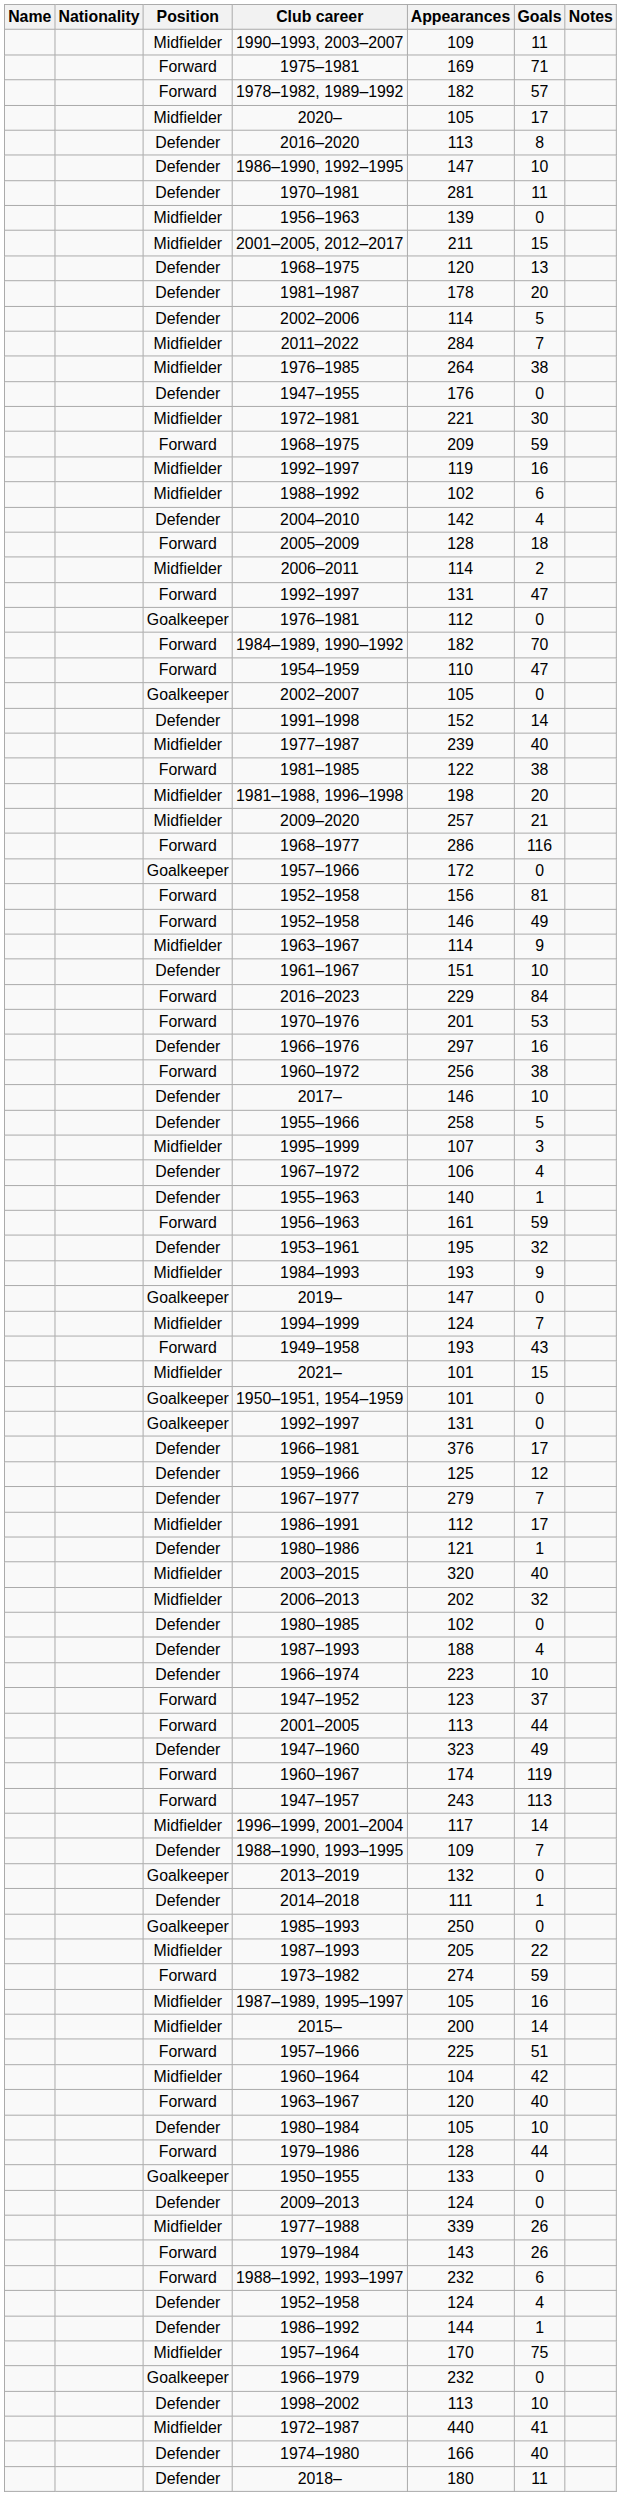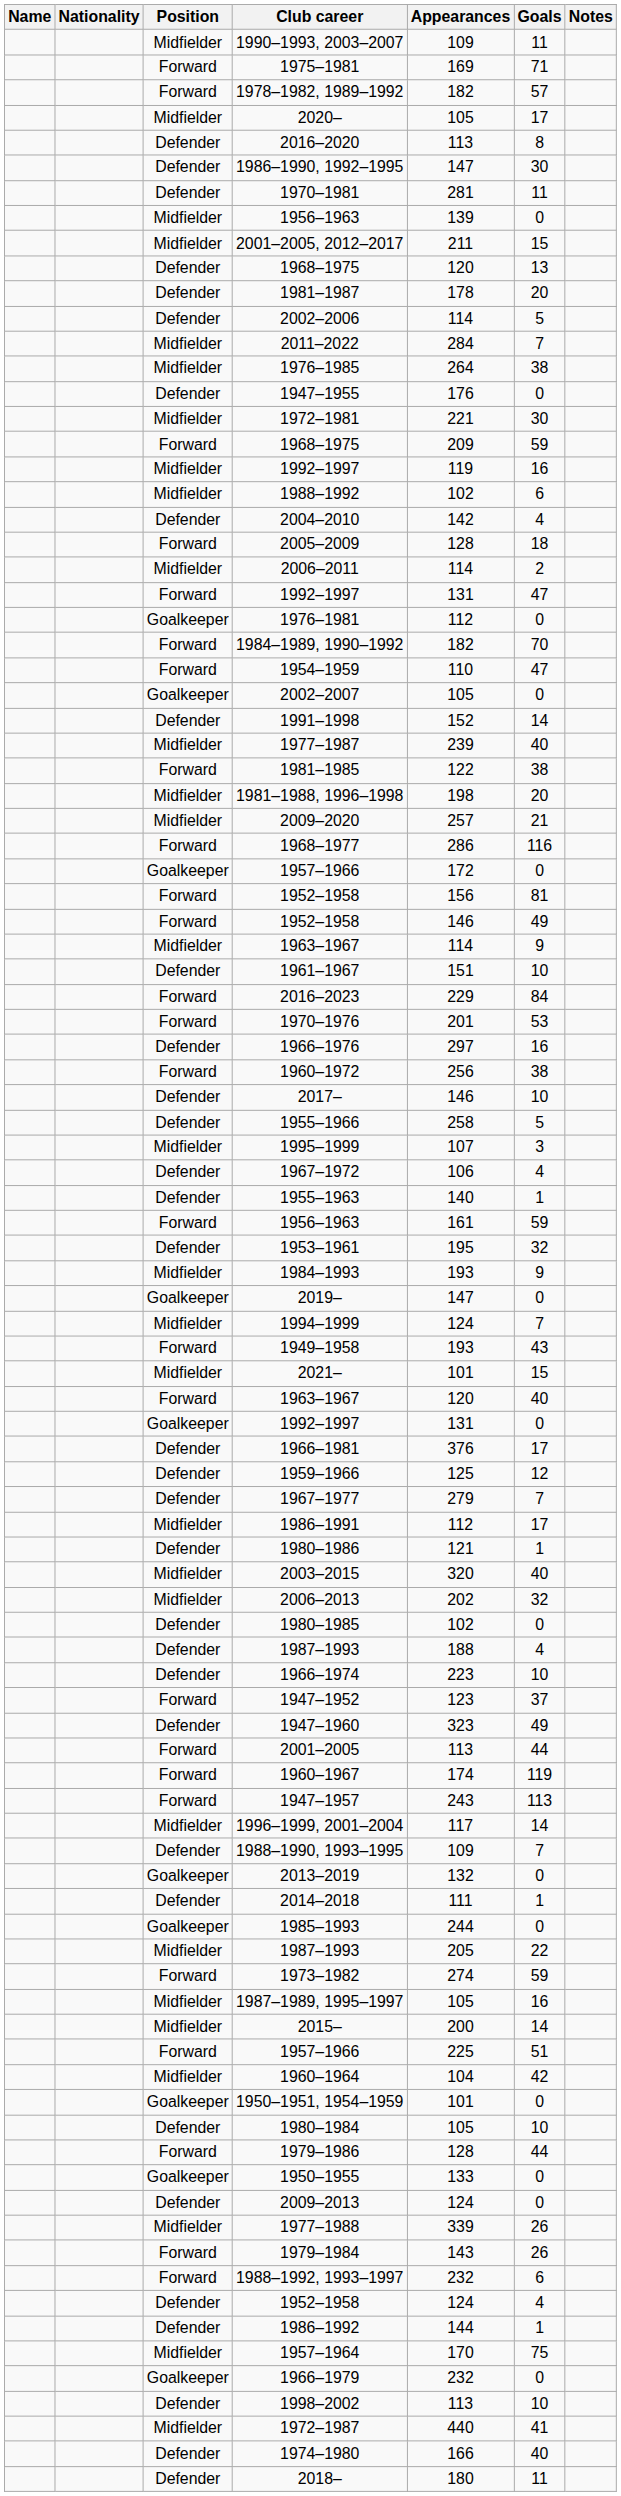(540, 167) 10 -> (540, 167) 30
rows swapped: (188, 1398) <-> (188, 2102)
rows swapped: (188, 1750) <-> (188, 1725)
(460, 1926) 250 -> (460, 1926) 244
